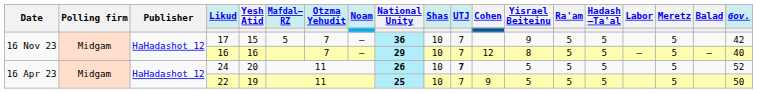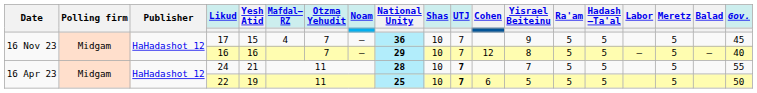(285, 39) 5 -> (285, 39) 4
(739, 39) 42 -> (739, 39) 45
(252, 67) 20 -> (252, 67) 21
(399, 67) 26 -> (399, 67) 28
(529, 67) 5 -> (529, 67) 7
(739, 67) 52 -> (739, 67) 55
(461, 81) normal -> (461, 81) bold
(488, 81) 9 -> (488, 81) 6
